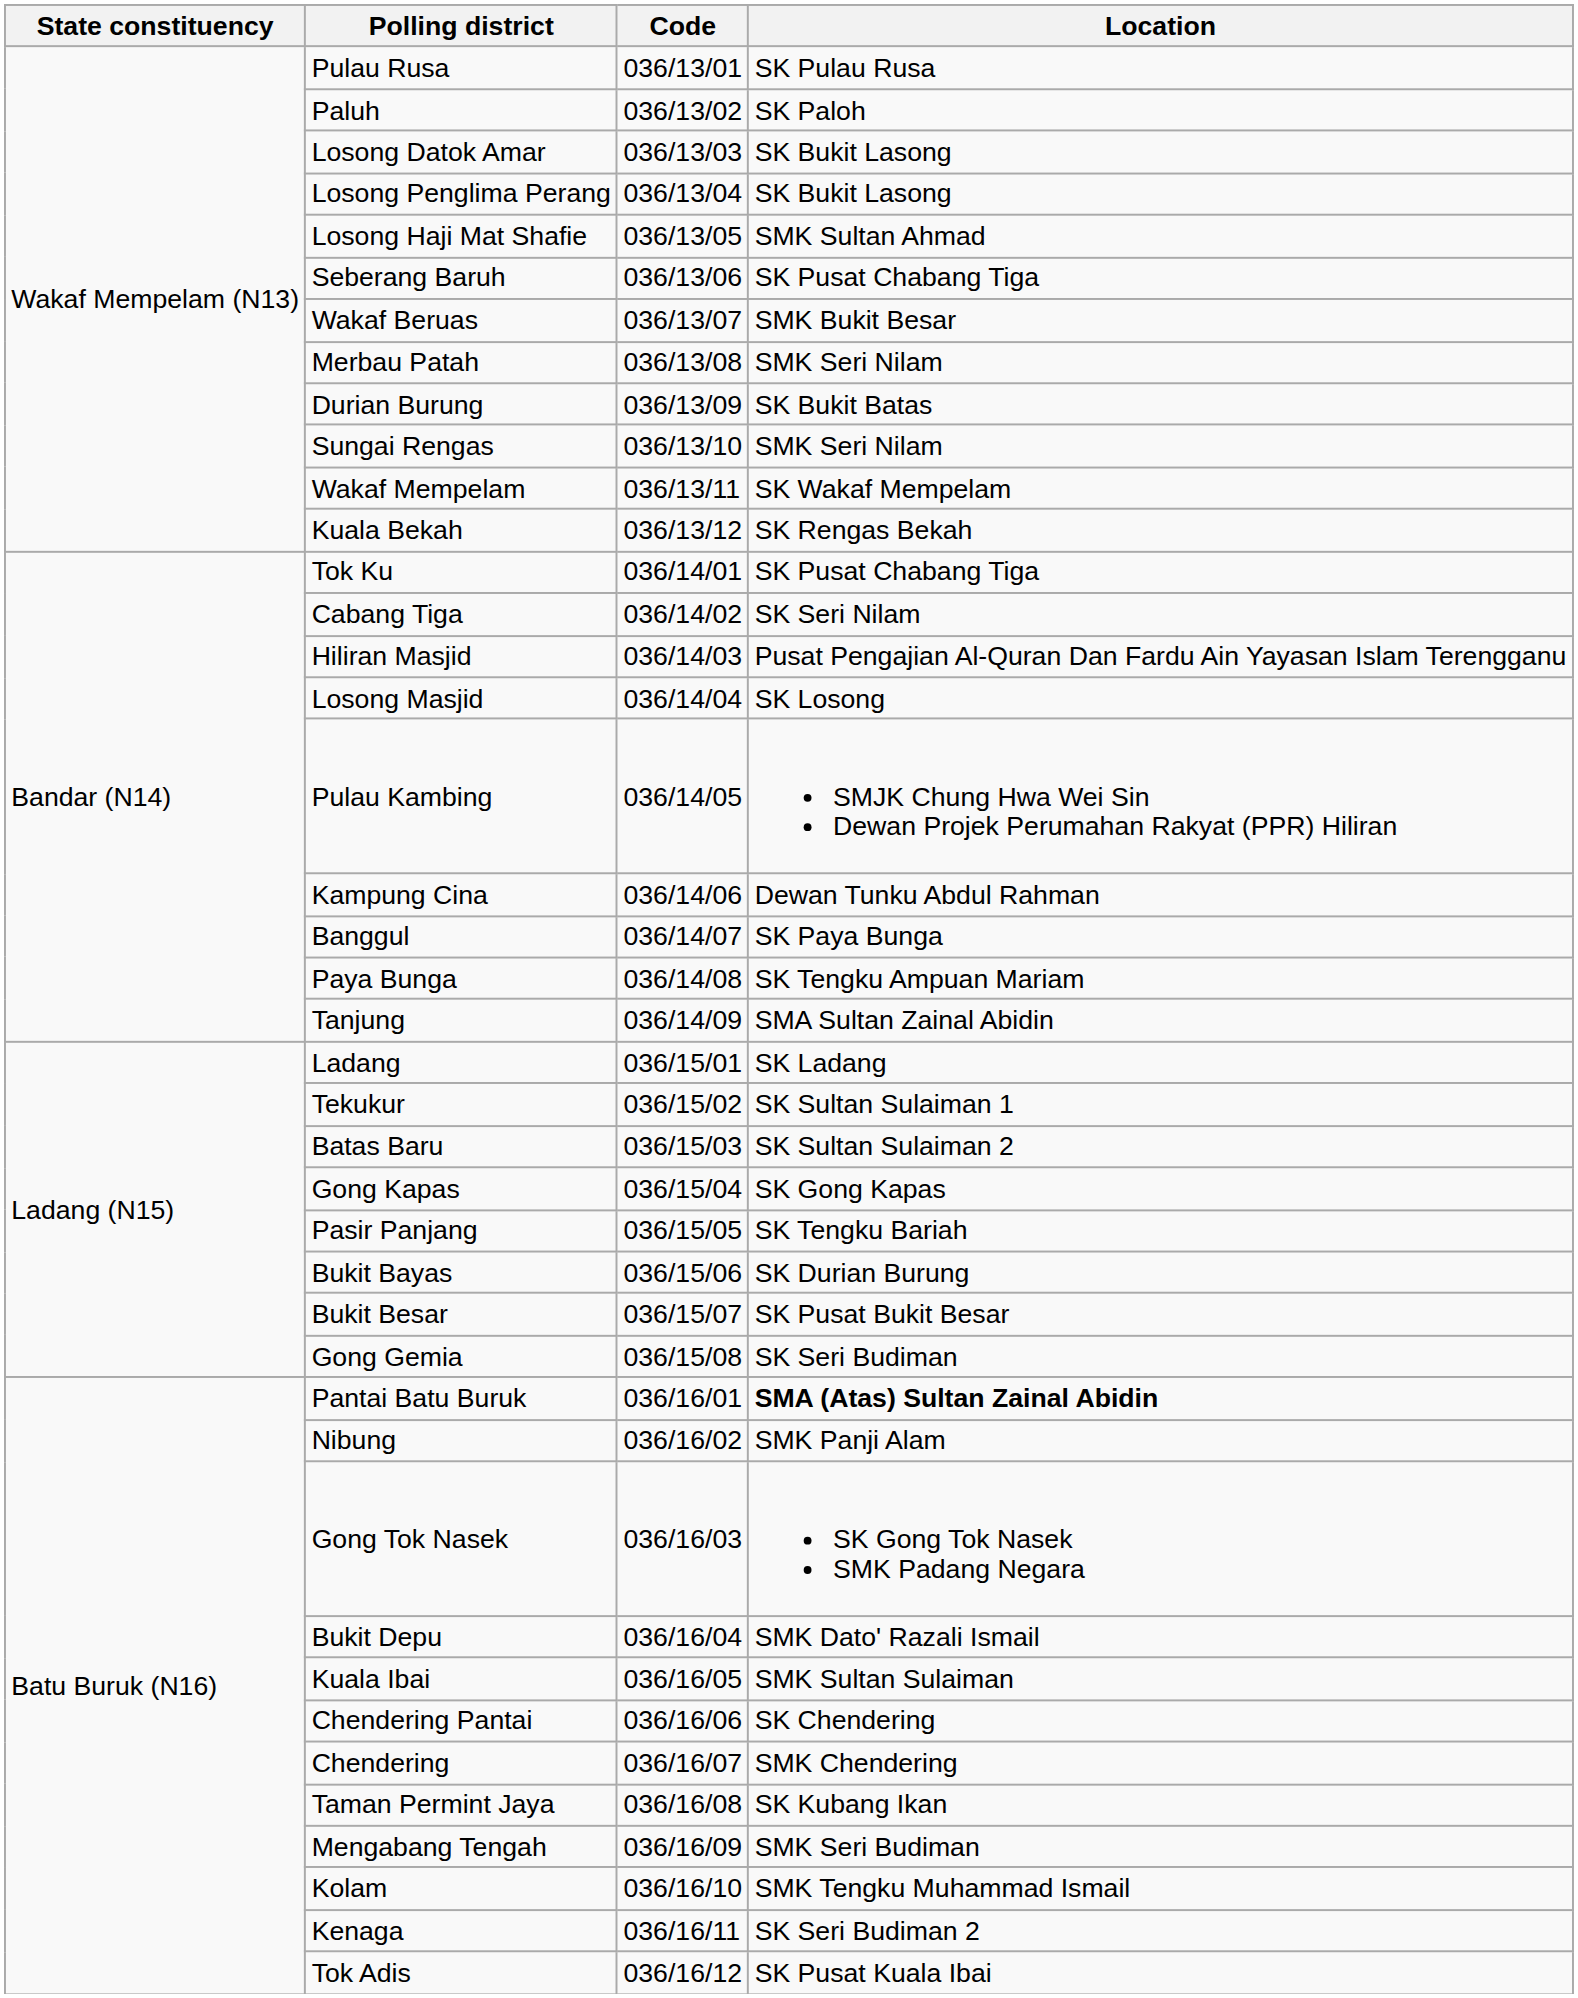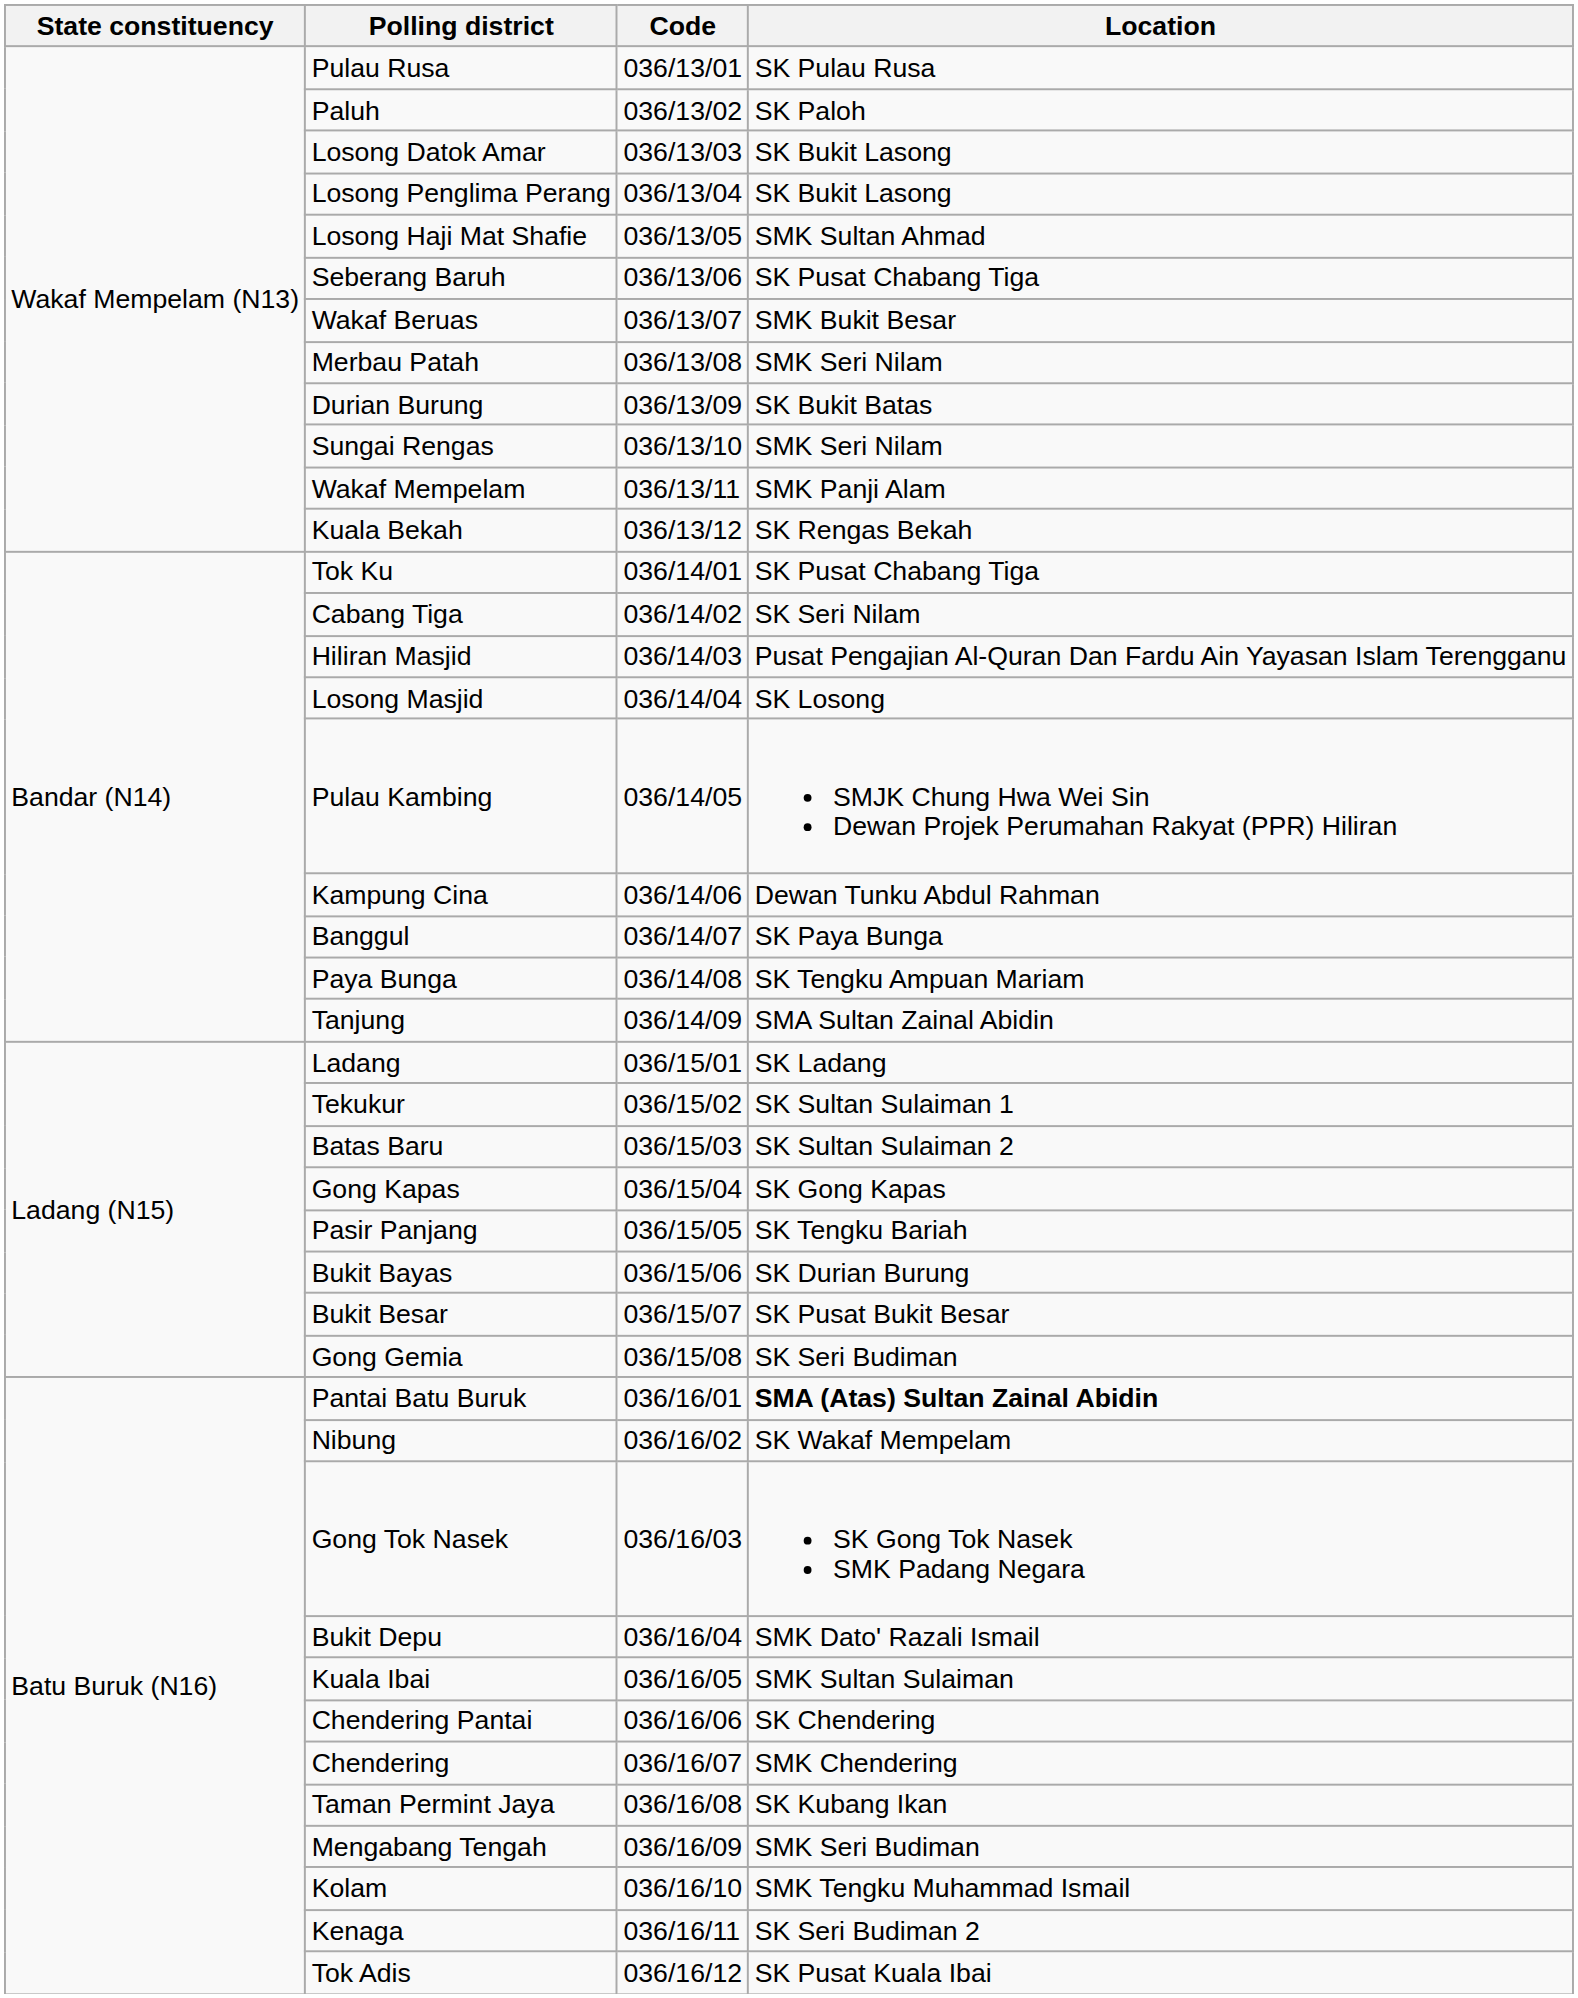(883, 488) SK Wakaf Mempelam -> (850, 488) SMK Panji Alam
(850, 1440) SMK Panji Alam -> (883, 1440) SK Wakaf Mempelam
